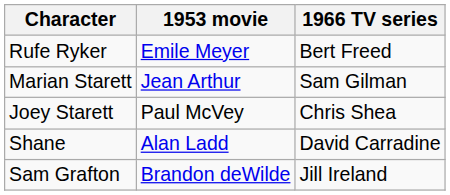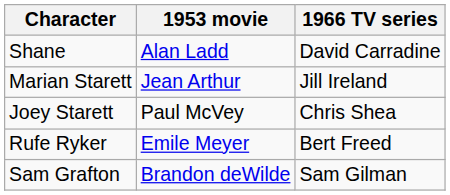rows swapped: (37, 143) <-> (58, 50)
(353, 81) Sam Gilman -> (343, 81) Jill Ireland
(343, 174) Jill Ireland -> (353, 174) Sam Gilman
